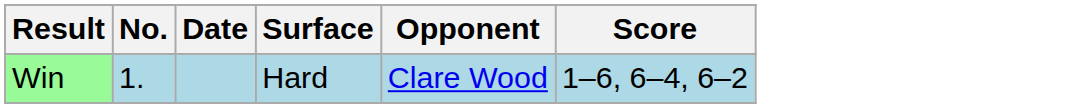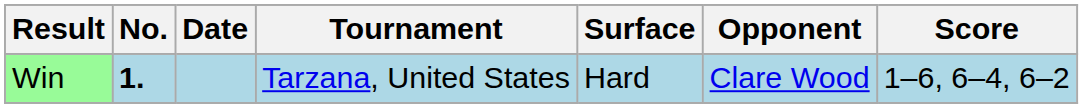+ column: (416, 28)
(132, 78) normal -> (132, 78) bold
